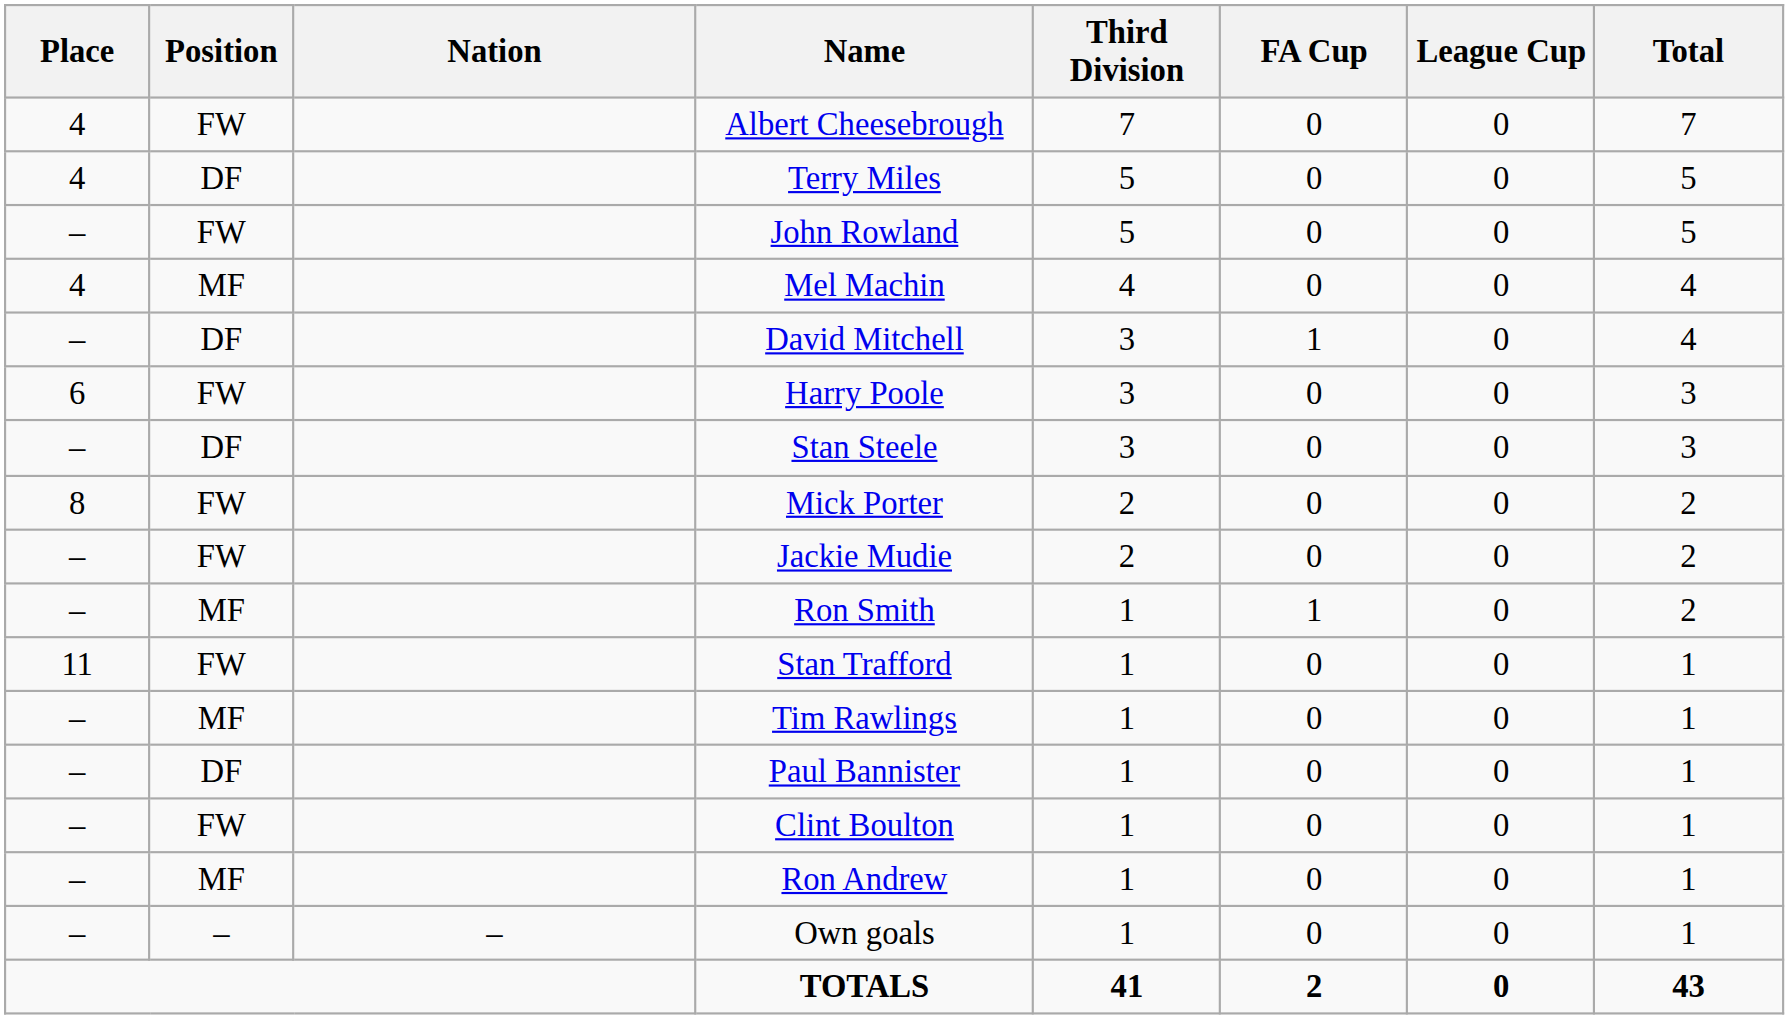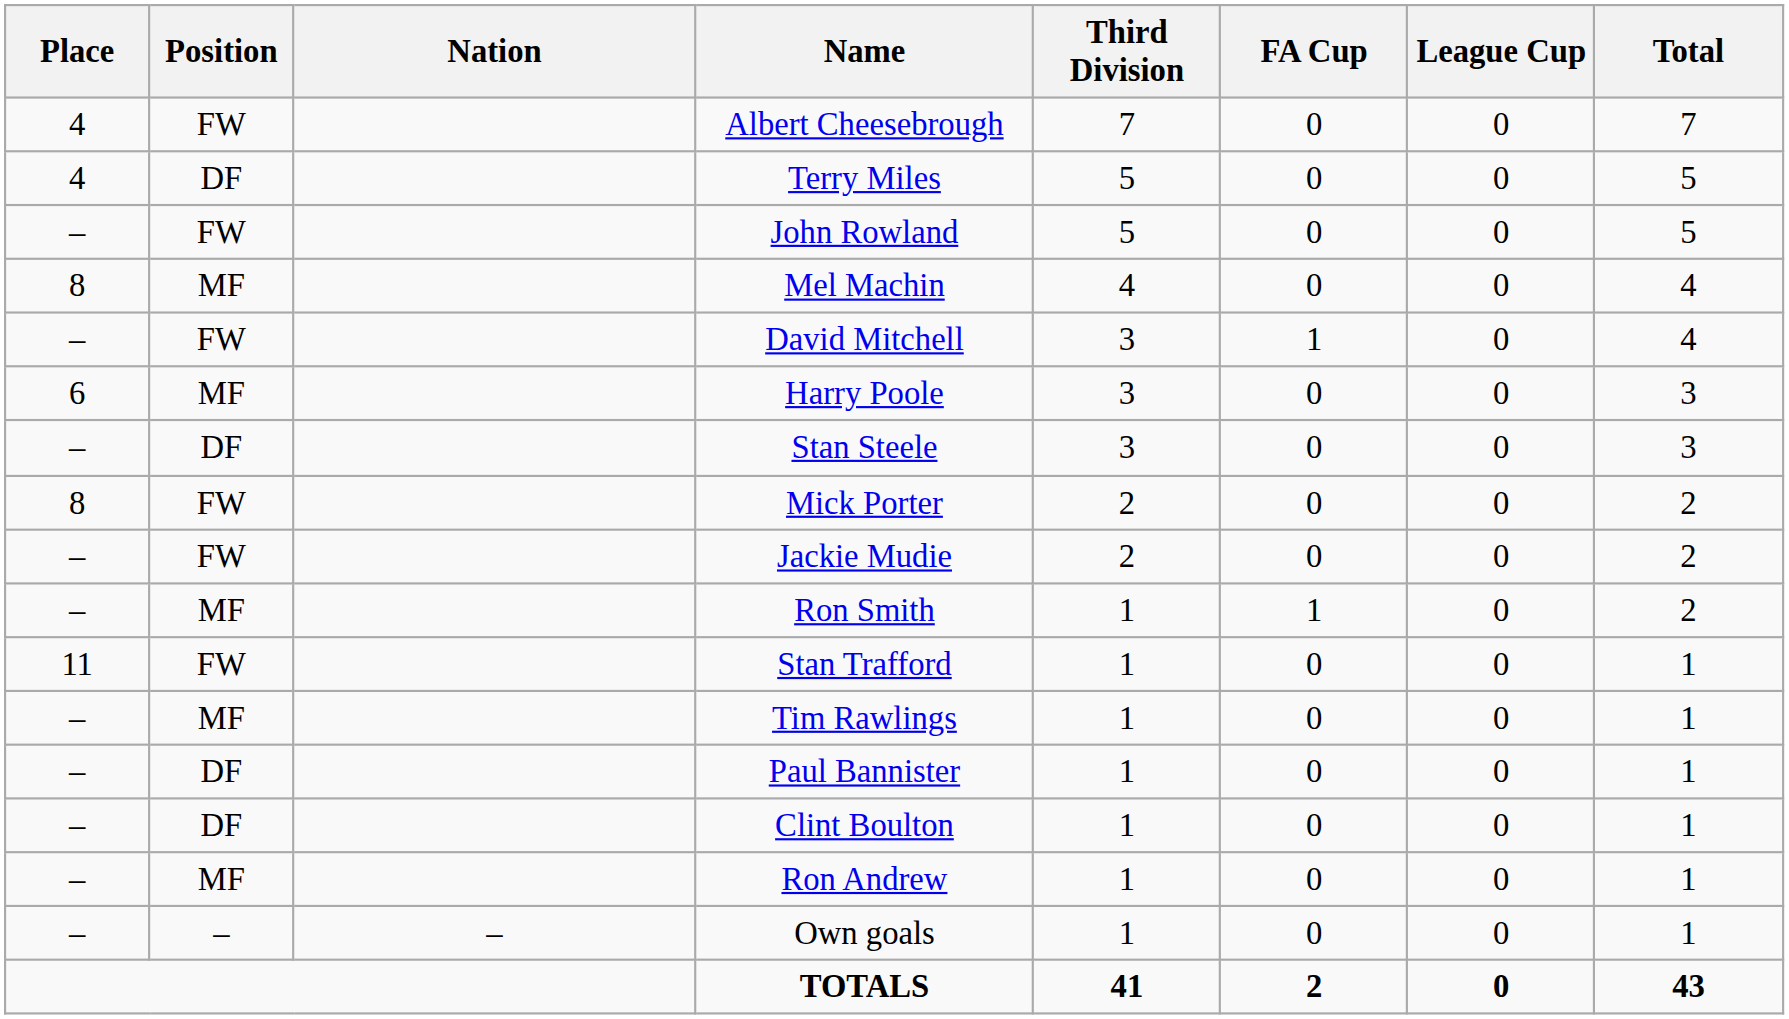(77, 285) 4 -> (77, 285) 8
(221, 339) DF -> (221, 339) FW
(221, 393) FW -> (221, 393) MF
(221, 824) FW -> (221, 824) DF
